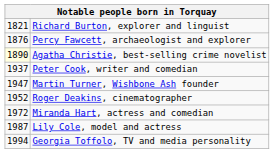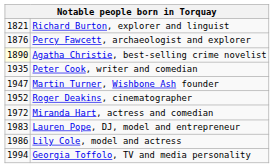(18, 69) 1937 -> (18, 69) 1935
+ row: (136, 127)
(18, 127) 1987 -> (18, 141) 1986
